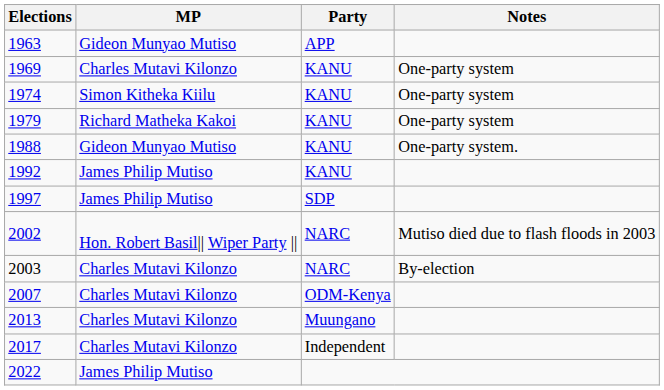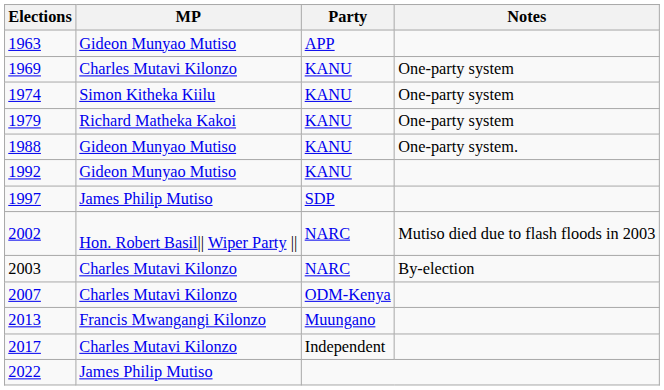(146, 172) James Philip Mutiso -> (158, 172) Gideon Munyao Mutiso
(158, 320) Charles Mutavi Kilonzo -> (173, 320) Francis Mwangangi Kilonzo
